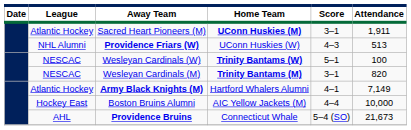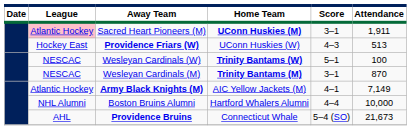(62, 31) no background -> (62, 31) pink background
(62, 45) NHL Alumni -> (62, 45) Hockey East
(379, 74) 820 -> (379, 74) 870
(259, 89) Hartford Whalers Alumni -> (259, 89) AIC Yellow Jackets (M)
(62, 103) Hockey East -> (62, 103) NHL Alumni
(259, 103) AIC Yellow Jackets (M) -> (259, 103) Hartford Whalers Alumni
